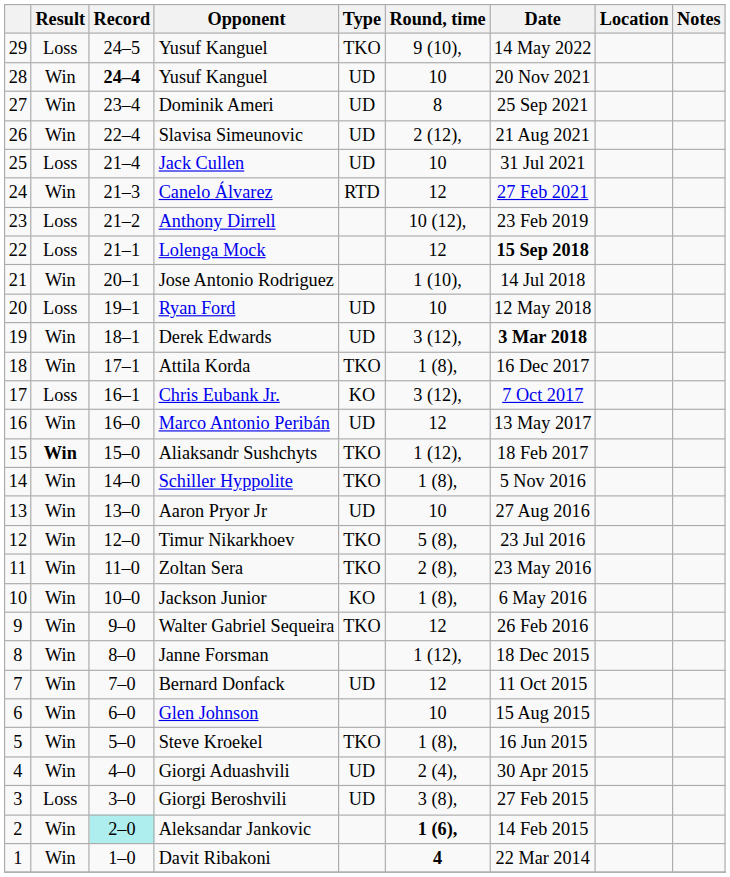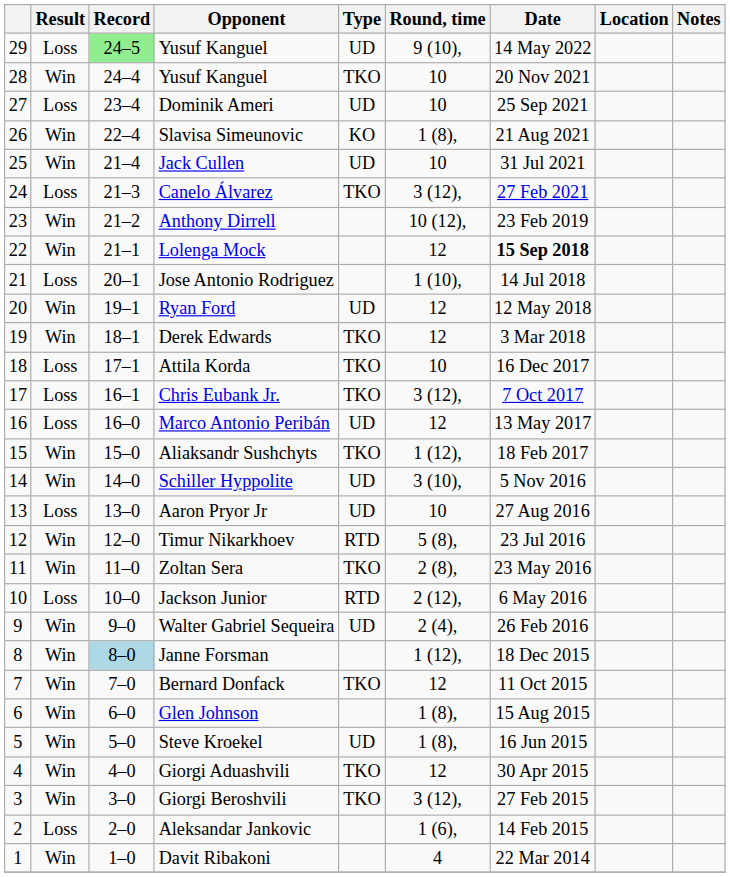(122, 47) no background -> (122, 47) lightgreen background
(362, 47) TKO -> (362, 47) UD
(122, 76) bold -> (122, 76) normal
(362, 76) UD -> (362, 76) TKO
(60, 105) Win -> (60, 105) Loss
(438, 105) 8 -> (438, 105) 10
(362, 134) UD -> (362, 134) KO
(438, 134) 2 (12), -> (438, 134) 1 (8),
(60, 163) Loss -> (60, 163) Win
(60, 192) Win -> (60, 192) Loss
(362, 192) RTD -> (362, 192) TKO
(438, 192) 12 -> (438, 192) 3 (12),
(60, 221) Loss -> (60, 221) Win
(60, 250) Loss -> (60, 250) Win
(60, 279) Win -> (60, 279) Loss
(60, 308) Loss -> (60, 308) Win
(438, 308) 10 -> (438, 308) 12
(362, 337) UD -> (362, 337) TKO
(438, 337) 3 (12), -> (438, 337) 12
(543, 337) bold -> (543, 337) normal
(60, 366) Win -> (60, 366) Loss
(438, 366) 1 (8), -> (438, 366) 10
(362, 395) KO -> (362, 395) TKO
(60, 423) Win -> (60, 423) Loss
(60, 452) bold -> (60, 452) normal
(362, 481) TKO -> (362, 481) UD
(438, 481) 1 (8), -> (438, 481) 3 (10),
(60, 510) Win -> (60, 510) Loss
(362, 539) TKO -> (362, 539) RTD
(60, 597) Win -> (60, 597) Loss
(362, 597) KO -> (362, 597) RTD
(438, 597) 1 (8), -> (438, 597) 2 (12),
(362, 626) TKO -> (362, 626) UD
(438, 626) 12 -> (438, 626) 2 (4),
(122, 655) no background -> (122, 655) lightblue background
(362, 684) UD -> (362, 684) TKO
(438, 713) 10 -> (438, 713) 1 (8),
(362, 742) TKO -> (362, 742) UD
(362, 771) UD -> (362, 771) TKO
(438, 771) 2 (4), -> (438, 771) 12
(60, 800) Loss -> (60, 800) Win
(362, 800) UD -> (362, 800) TKO
(438, 800) 3 (8), -> (438, 800) 3 (12),
(60, 828) Win -> (60, 828) Loss
(122, 828) paleturquoise background -> (122, 828) no background
(438, 828) bold -> (438, 828) normal
(438, 857) bold -> (438, 857) normal
